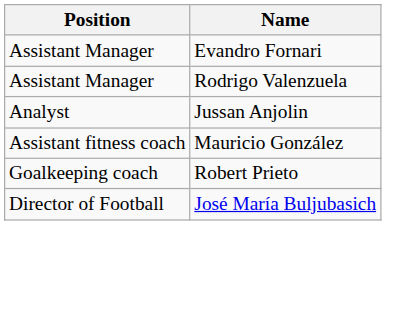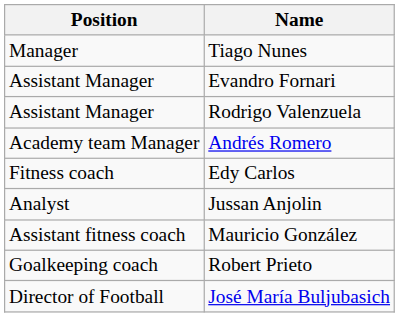+ row: (258, 50)
+ row: (270, 142)
+ row: (252, 173)
